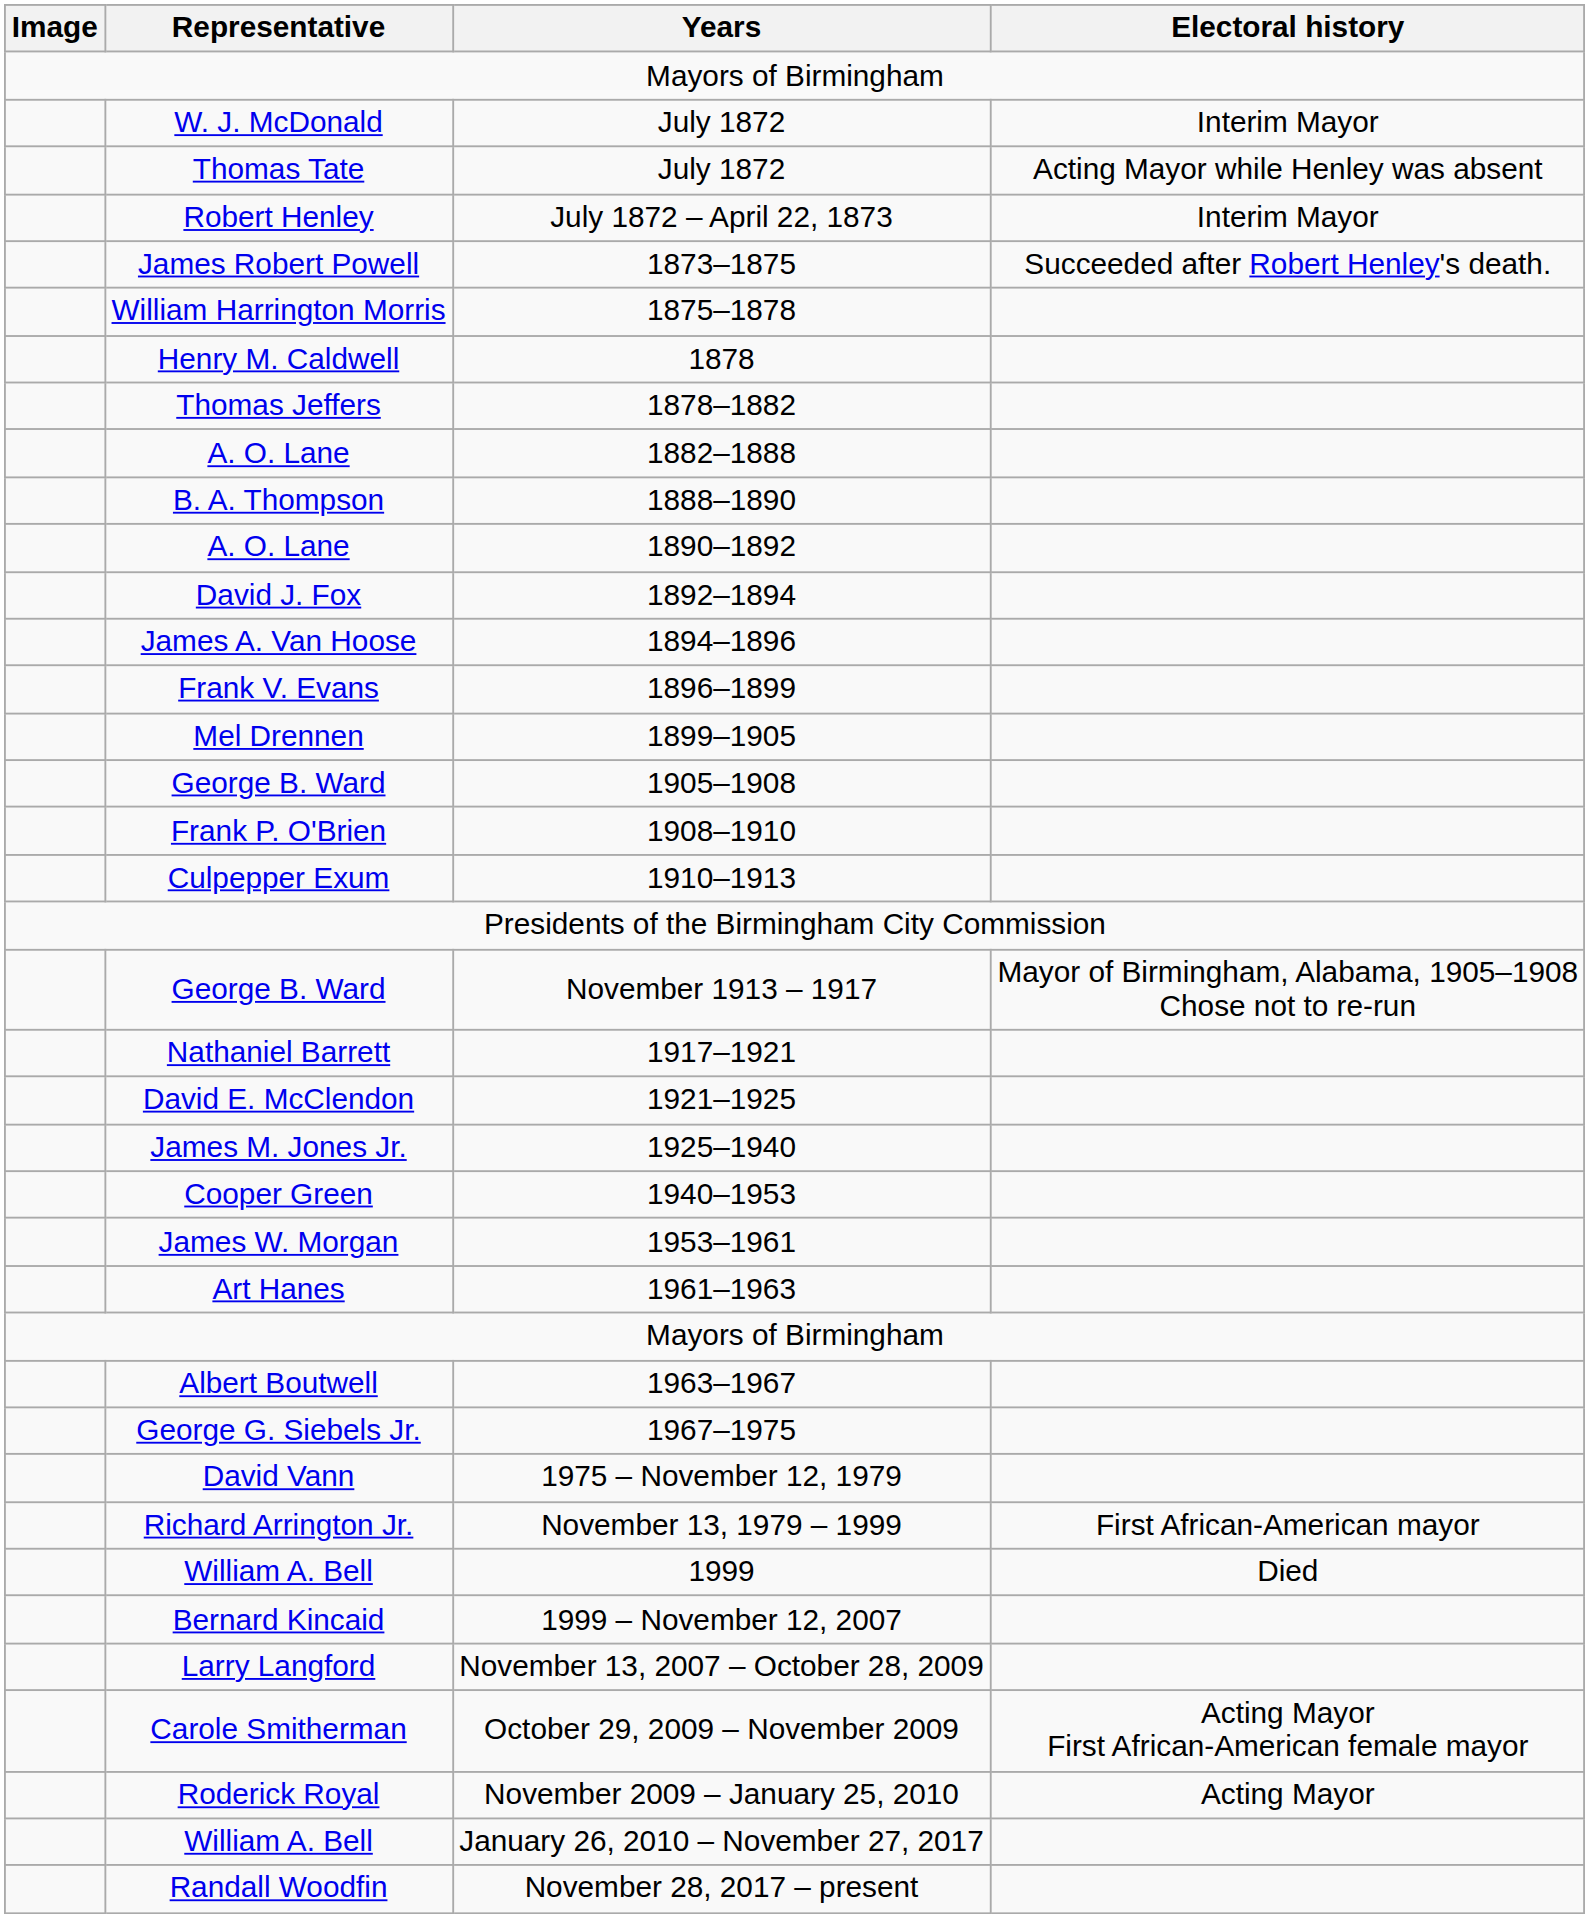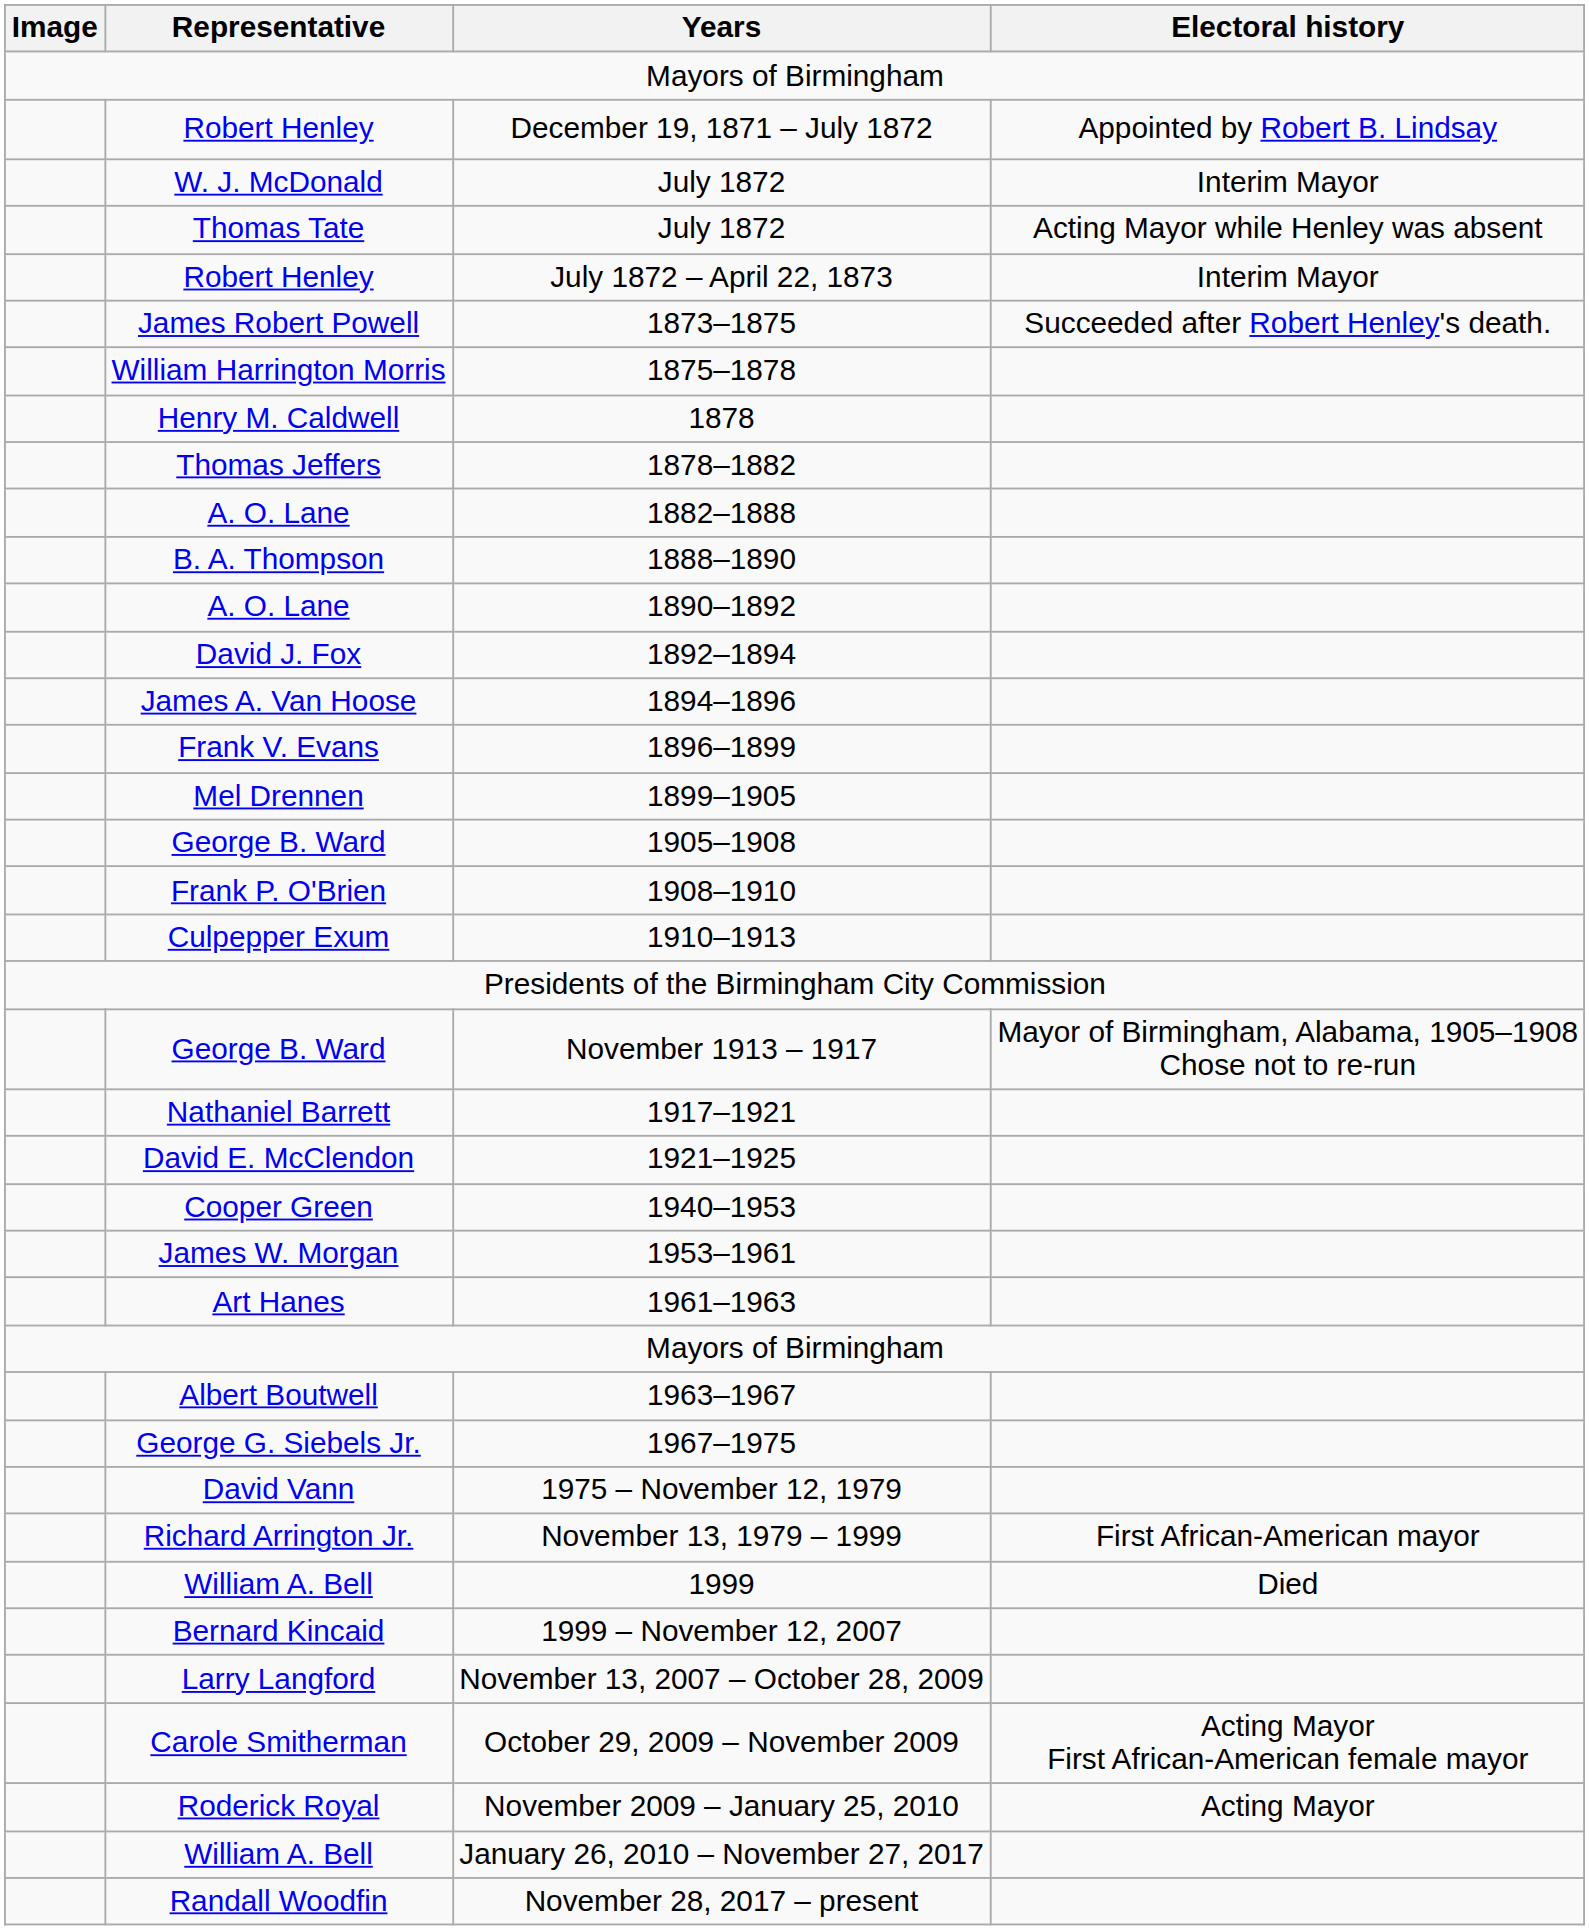+ row: (279, 128)
- row: (279, 1147)
